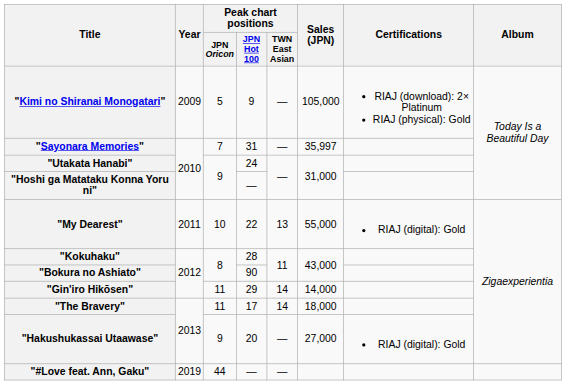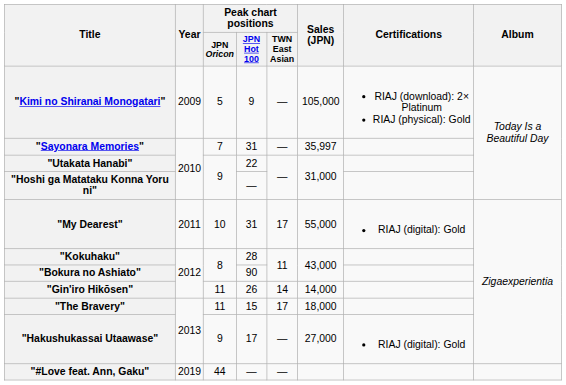(251, 163) 24 -> (251, 163) 22
(251, 224) 22 -> (251, 224) 31
(282, 224) 13 -> (282, 224) 17
(251, 289) 29 -> (251, 289) 26
(251, 306) 17 -> (251, 306) 15
(282, 306) 14 -> (282, 306) 17
(251, 339) 20 -> (251, 339) 17
